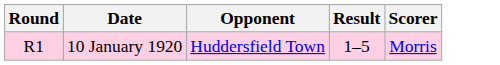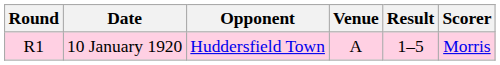+ column: (356, 18)
